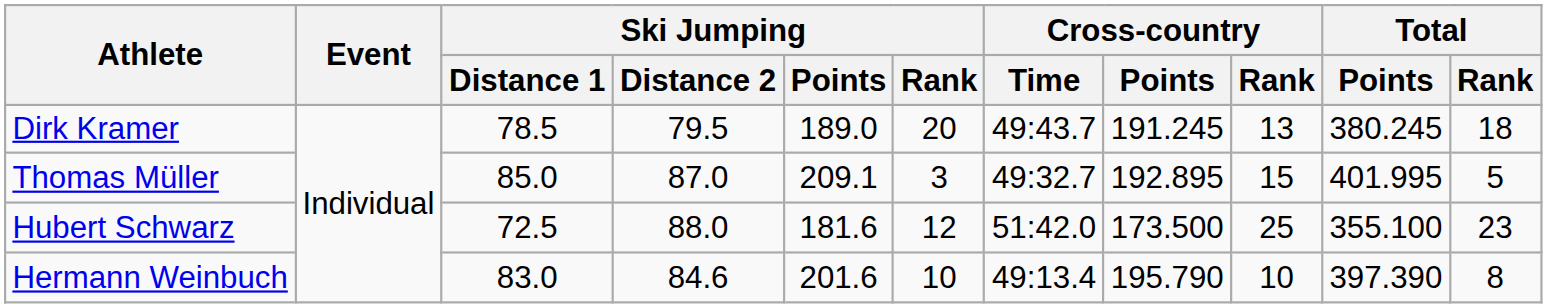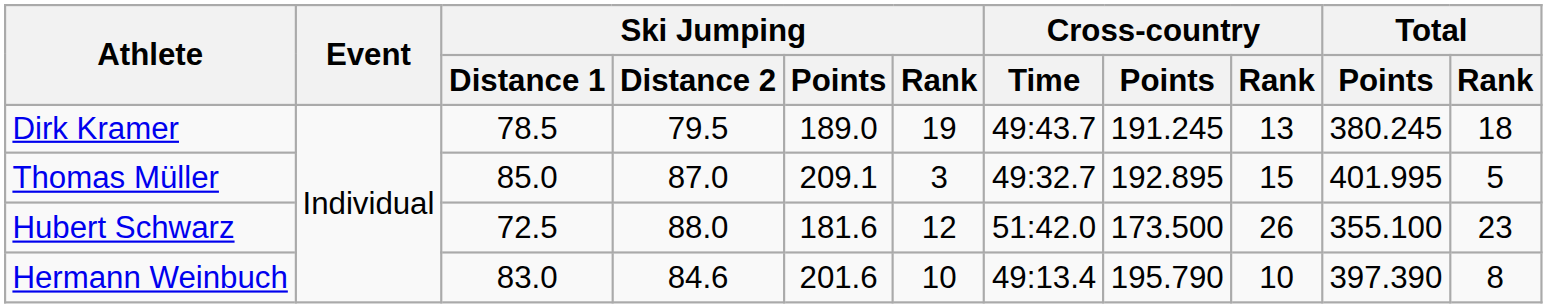(939, 129) 20 -> (939, 129) 19
(1277, 228) 25 -> (1277, 228) 26
